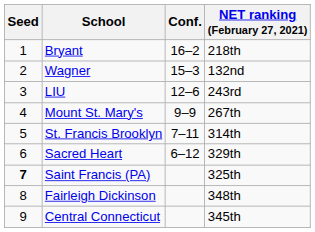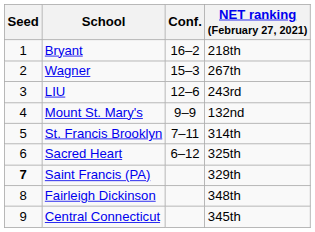(226, 71) 132nd -> (224, 71) 267th
(224, 112) 267th -> (226, 112) 132nd
(224, 154) 329th -> (224, 154) 325th
(224, 175) 325th -> (224, 175) 329th
